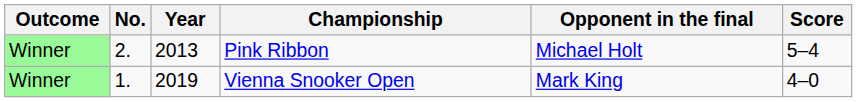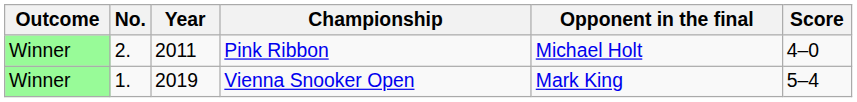(176, 50) 2013 -> (176, 50) 2011
(803, 50) 5–4 -> (803, 50) 4–0
(803, 81) 4–0 -> (803, 81) 5–4
